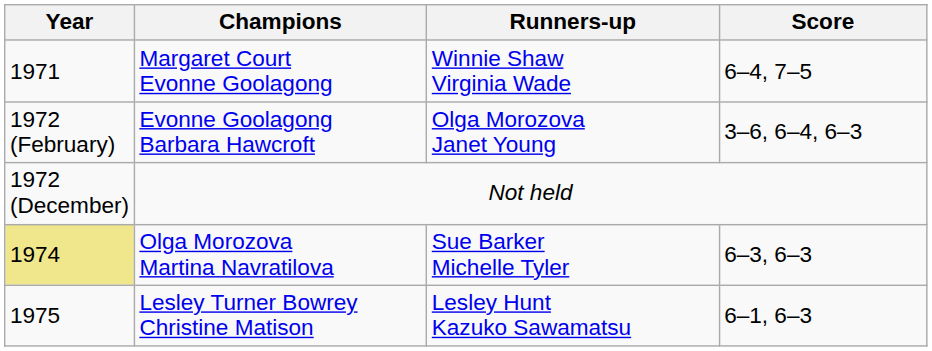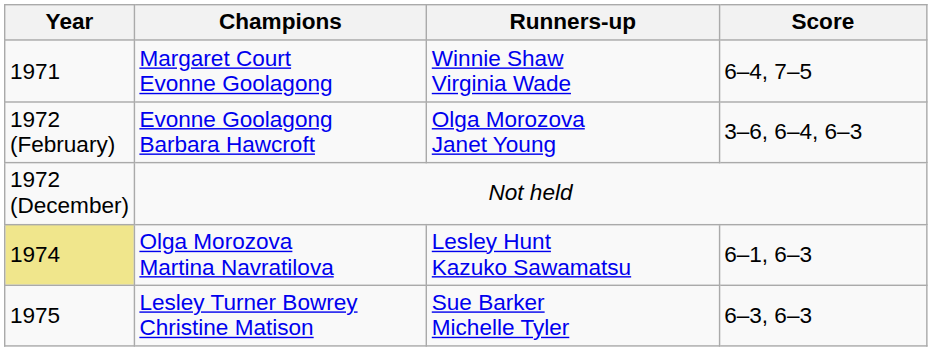(501, 254) Sue Barker Michelle Tyler -> (531, 254) Lesley Hunt Kazuko Sawamatsu
(768, 254) 6–3, 6–3 -> (768, 254) 6–1, 6–3
(531, 315) Lesley Hunt Kazuko Sawamatsu -> (501, 315) Sue Barker Michelle Tyler
(768, 315) 6–1, 6–3 -> (768, 315) 6–3, 6–3
